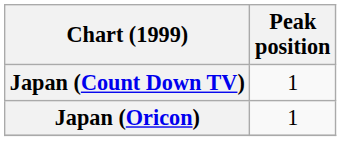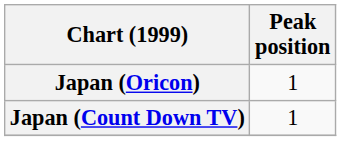rows swapped: (127, 117) <-> (127, 82)
